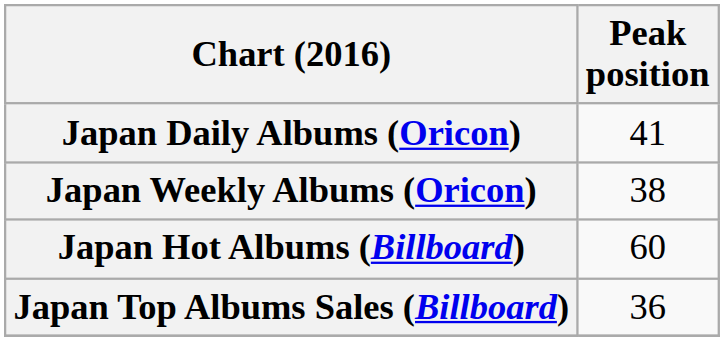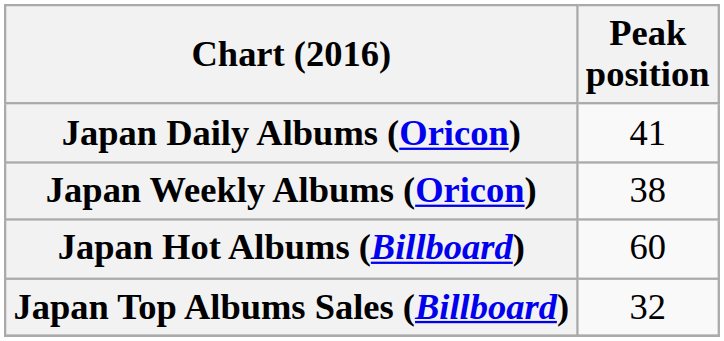(648, 305) 36 -> (648, 305) 32
